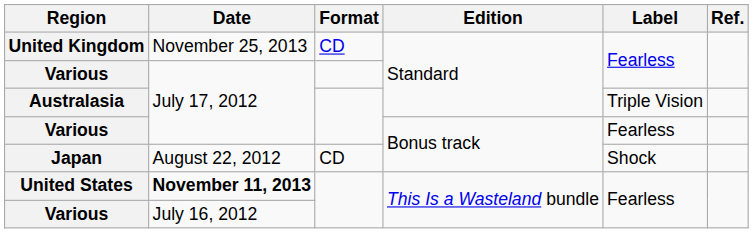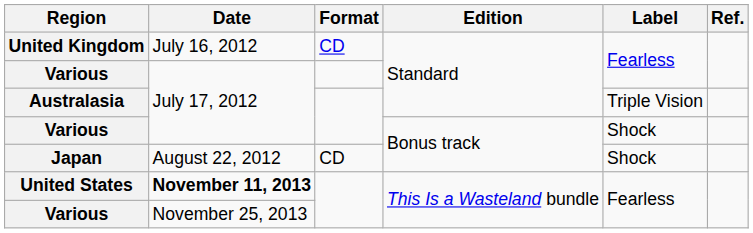(230, 46) November 25, 2013 -> (205, 46) July 16, 2012
(641, 130) Fearless -> (632, 130) Shock
(205, 213) July 16, 2012 -> (230, 213) November 25, 2013
